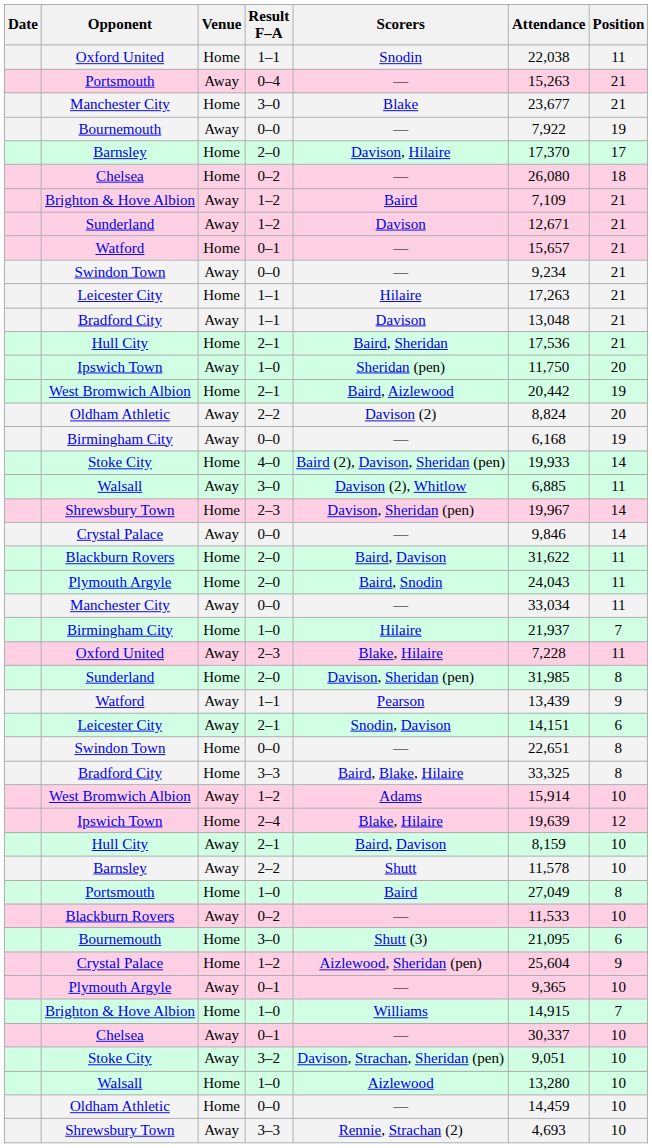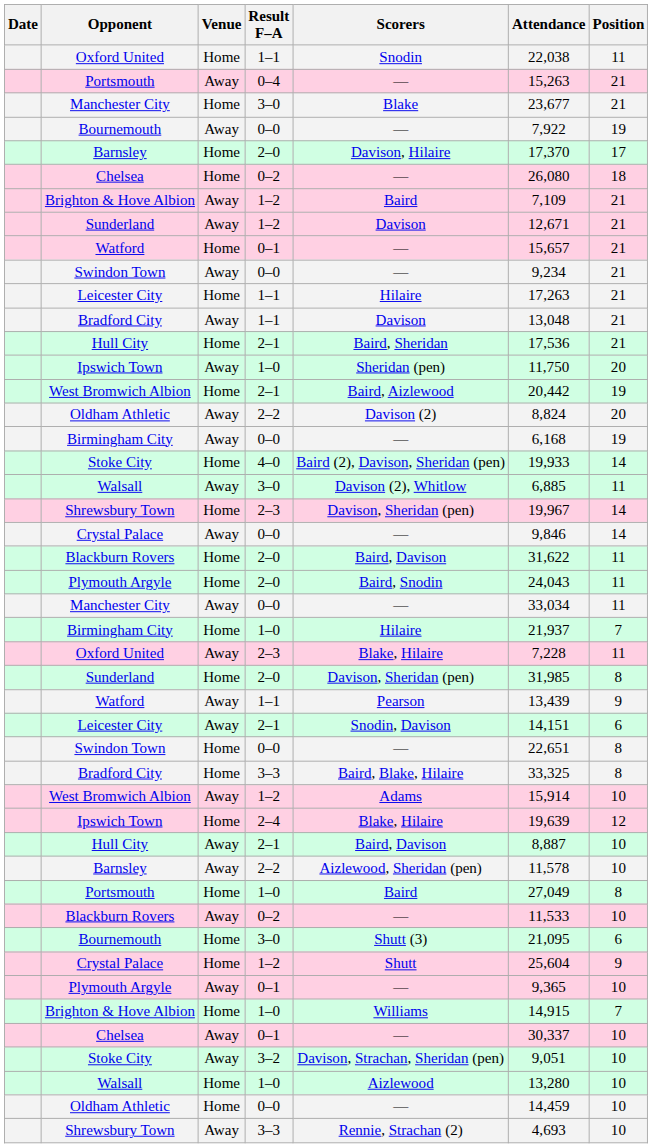(549, 844) 8,159 -> (549, 844) 8,887
(401, 868) Shutt -> (401, 868) Aizlewood, Sheridan (pen)
(401, 963) Aizlewood, Sheridan (pen) -> (401, 963) Shutt
